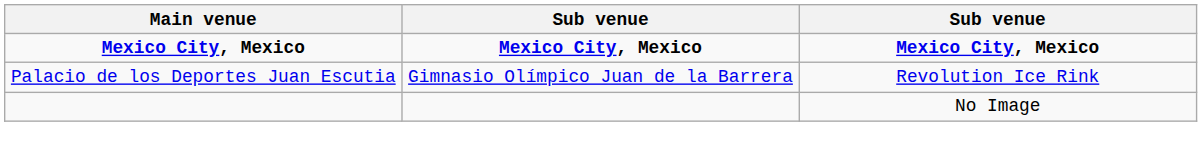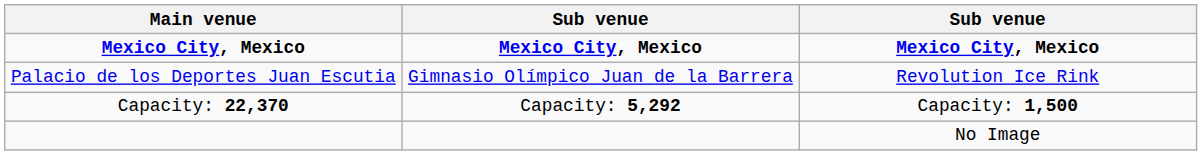+ row: (203, 106)
